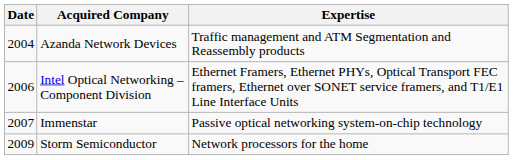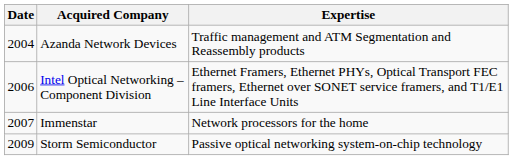(337, 123) Passive optical networking system-on-chip technology -> (280, 123) Network processors for the home
(280, 144) Network processors for the home -> (337, 144) Passive optical networking system-on-chip technology
